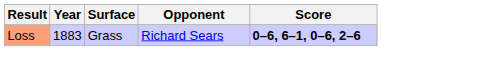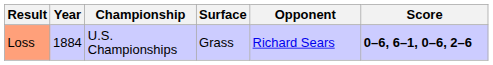+ column: (140, 14)
(67, 35) 1883 -> (67, 42) 1884
